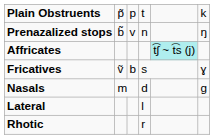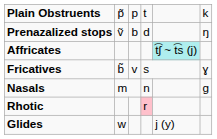(121, 32) b̃ -> (121, 32) ṽ
(132, 32) v -> (135, 32) b
(145, 32) n -> (147, 32) d
(121, 69) ṽ -> (121, 69) b̃
(133, 69) b -> (134, 69) v
(145, 87) d -> (147, 87) n
- row: (26, 106)
(143, 124) no background -> (145, 106) pink background
+ row: (25, 124)
